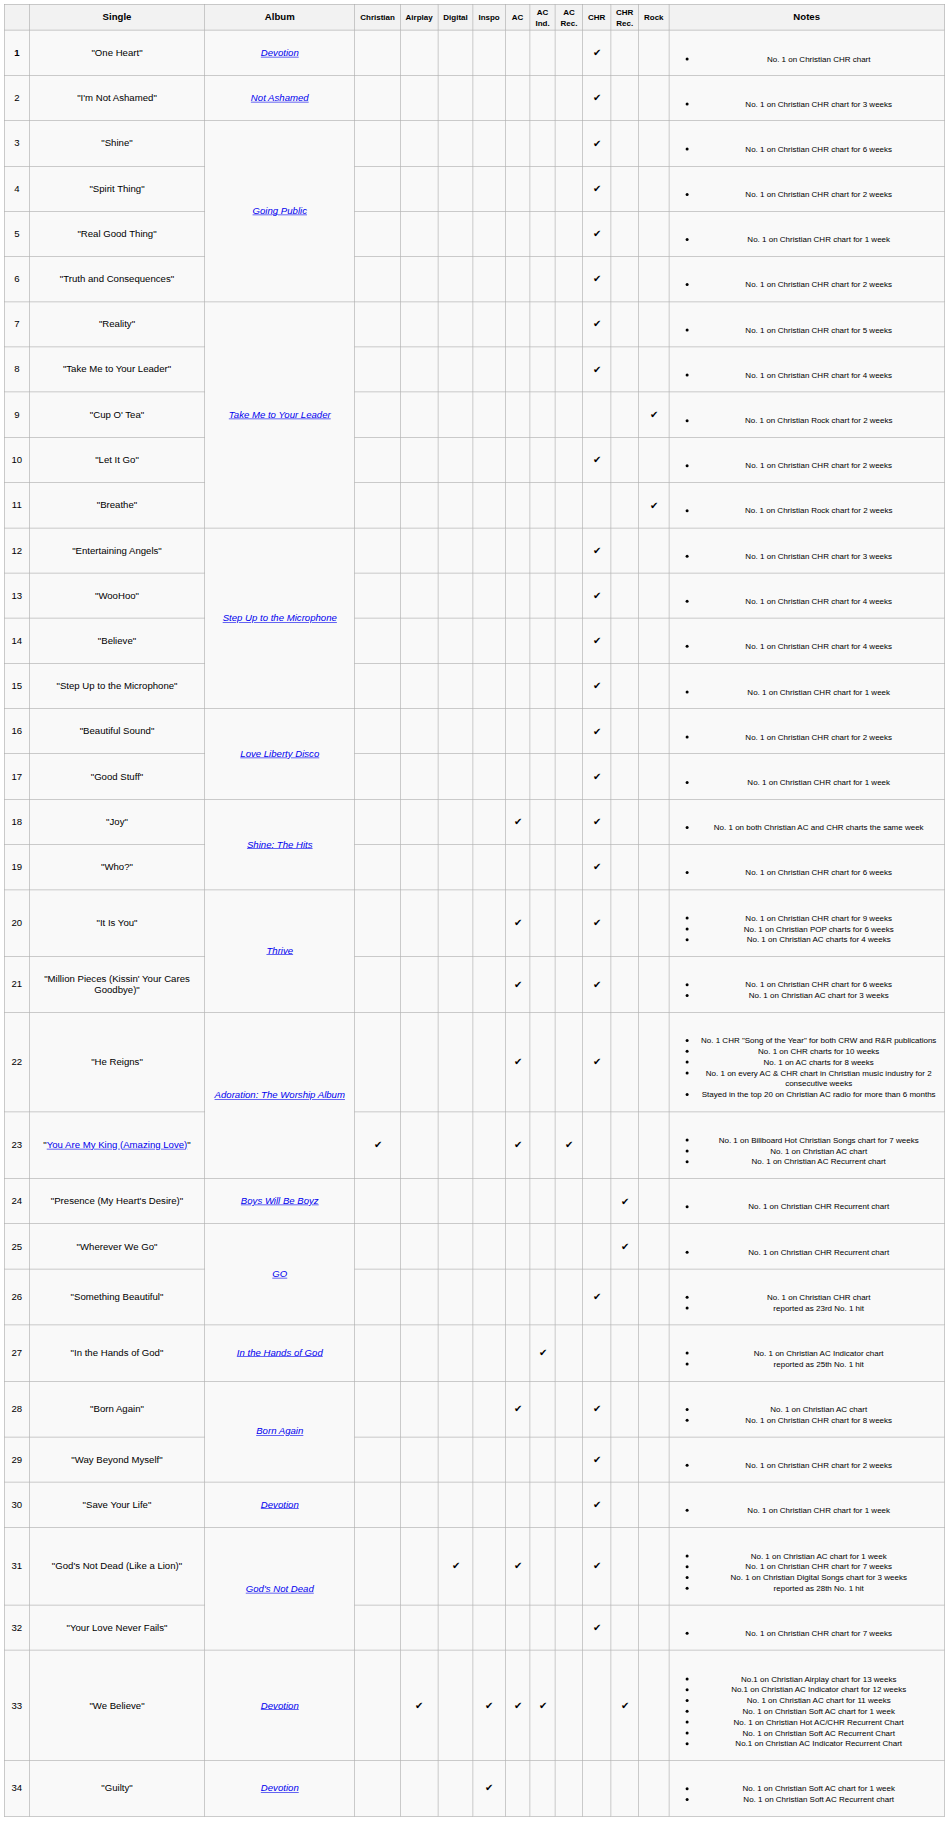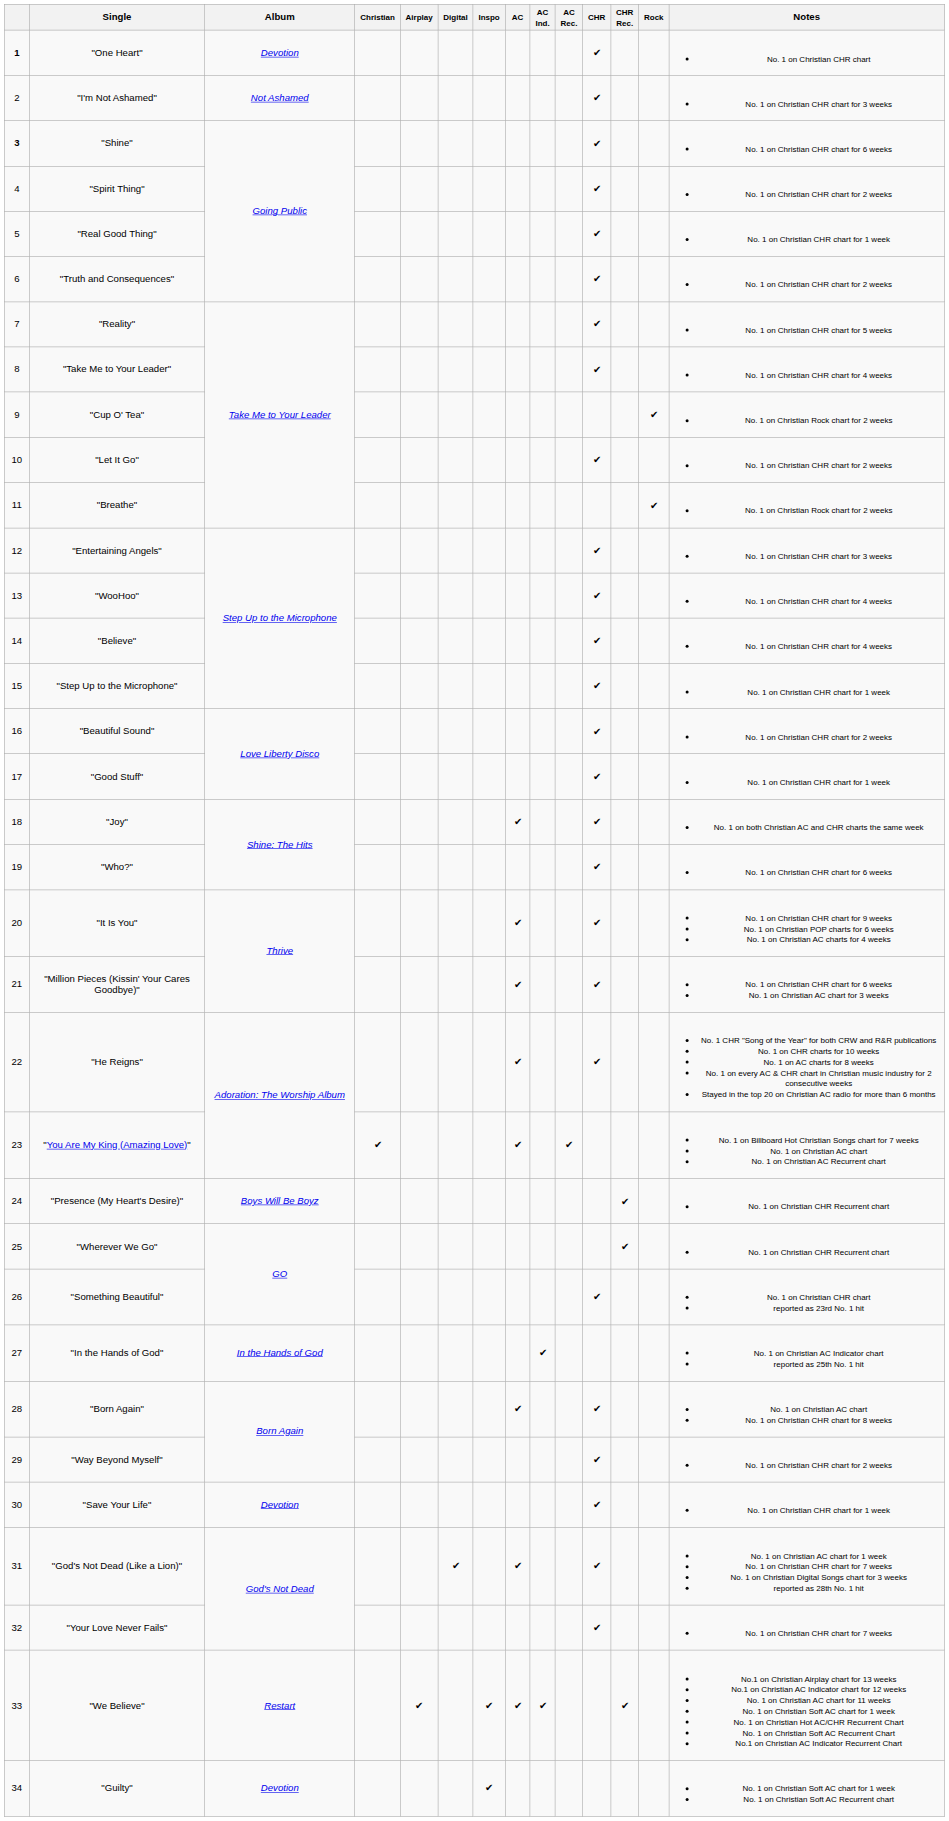(17, 143) normal -> (17, 143) bold
(280, 1705) Devotion -> (280, 1705) Restart
